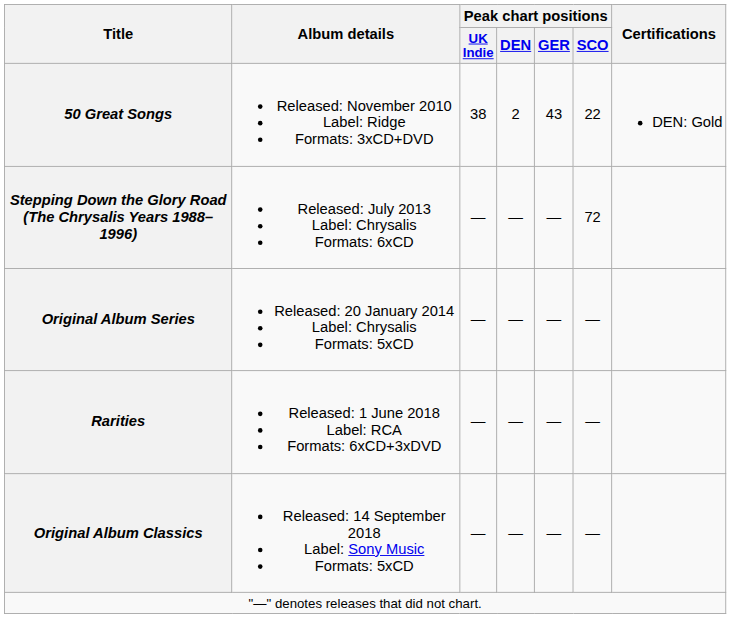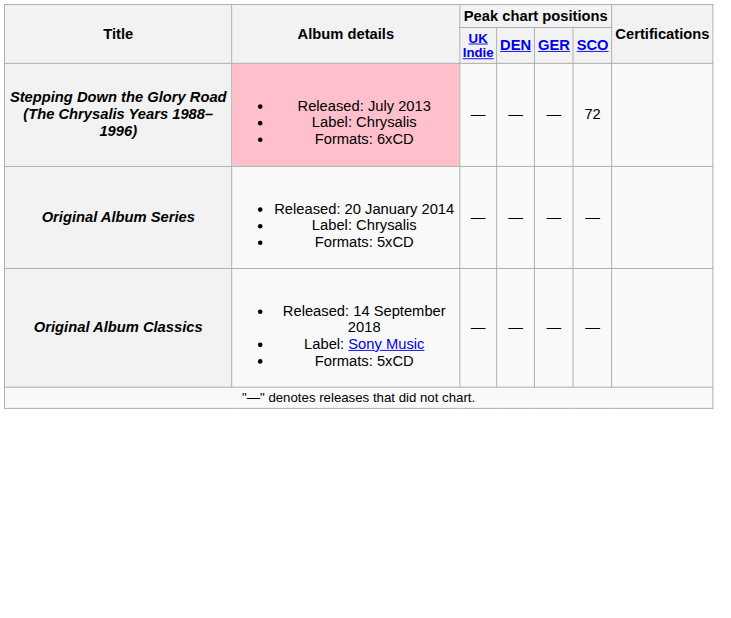- row: (118, 114)
(346, 225) no background -> (346, 123) pink background
- row: (118, 422)
